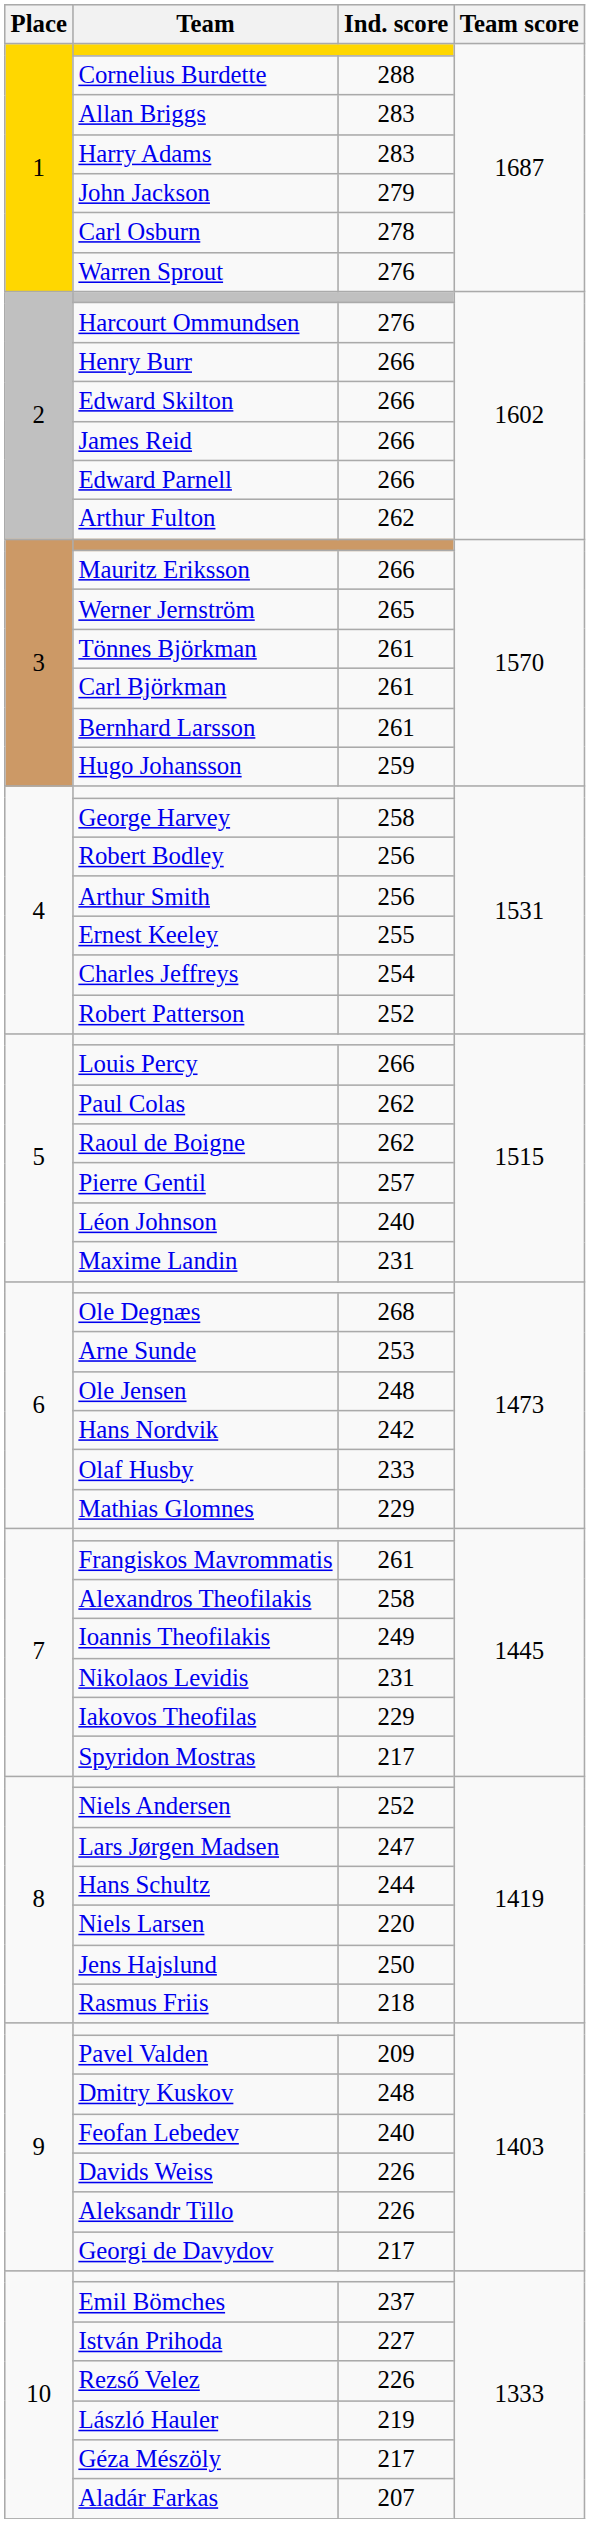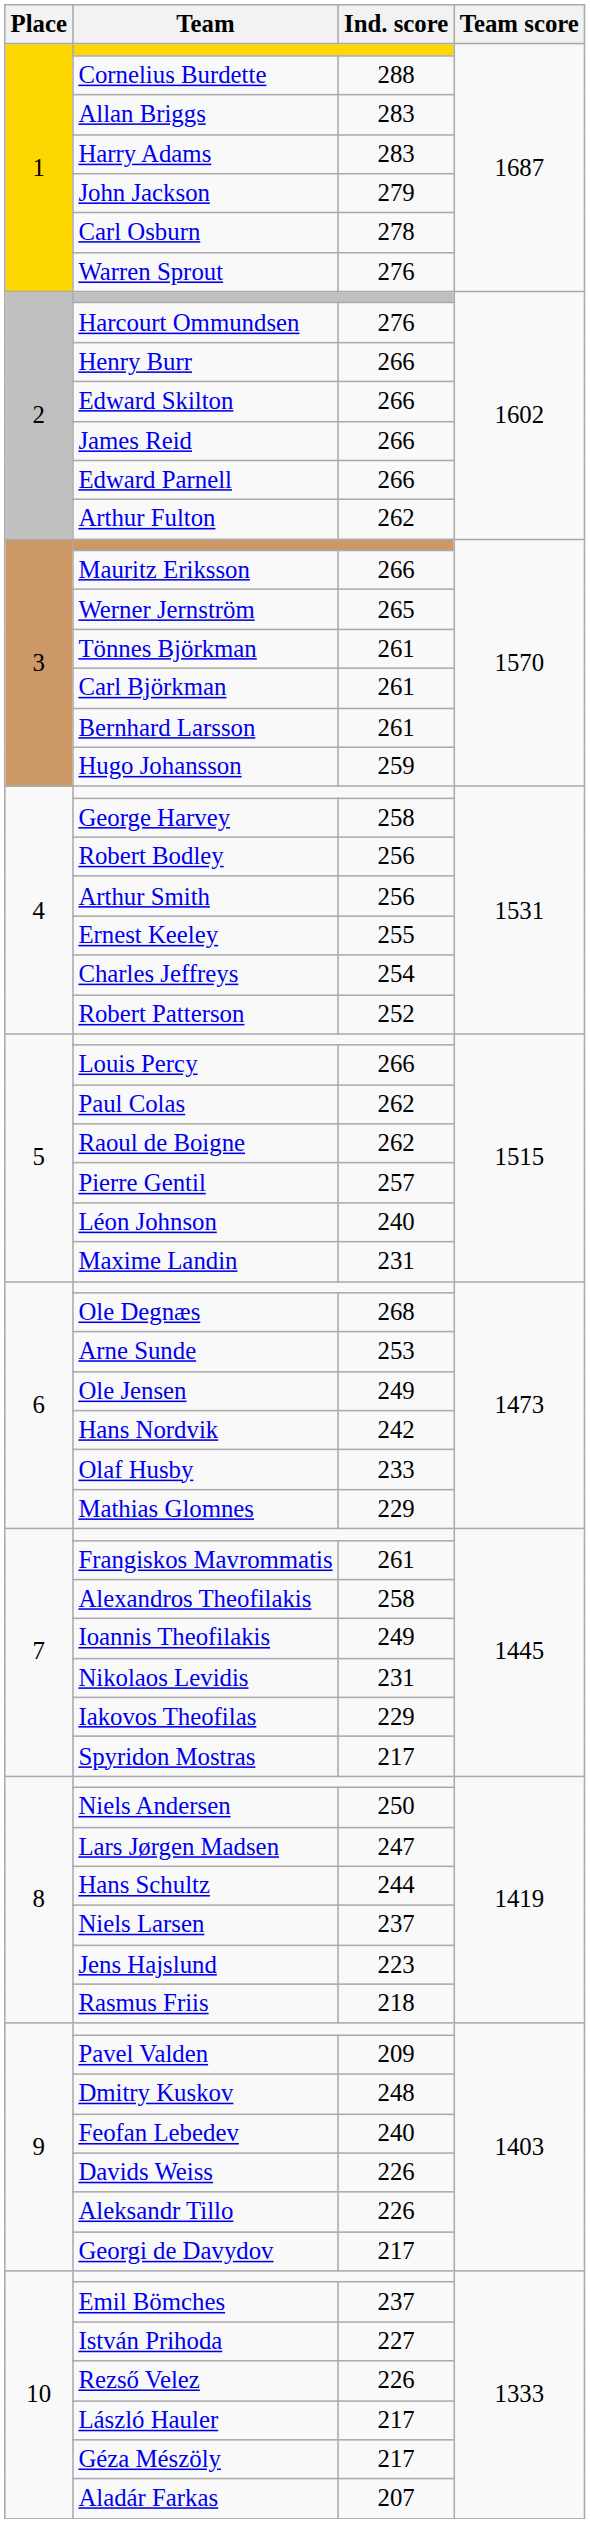(396, 1390) 248 -> (396, 1390) 249
(396, 1806) 252 -> (396, 1806) 250
(396, 1924) 220 -> (396, 1924) 237
(396, 1964) 250 -> (396, 1964) 223
(396, 2419) 219 -> (396, 2419) 217
